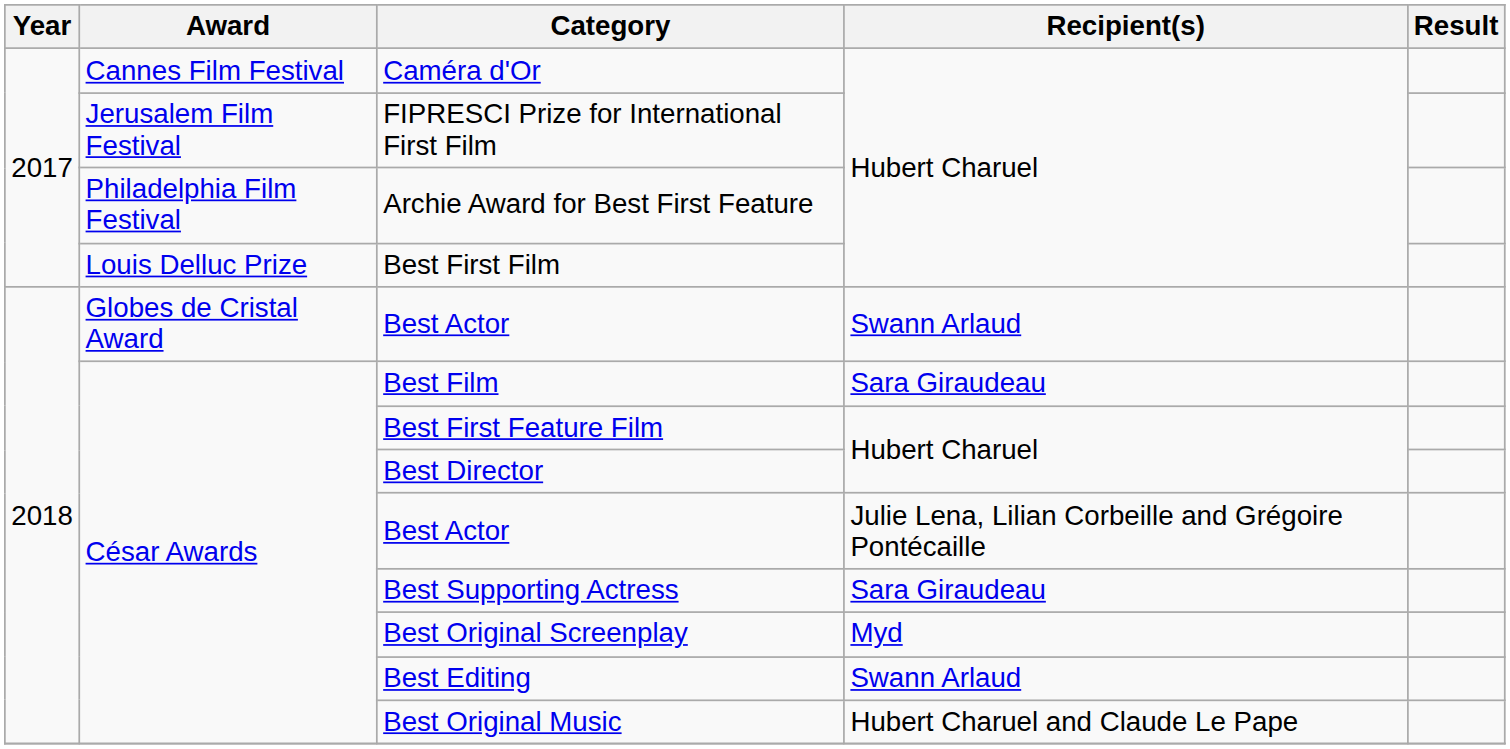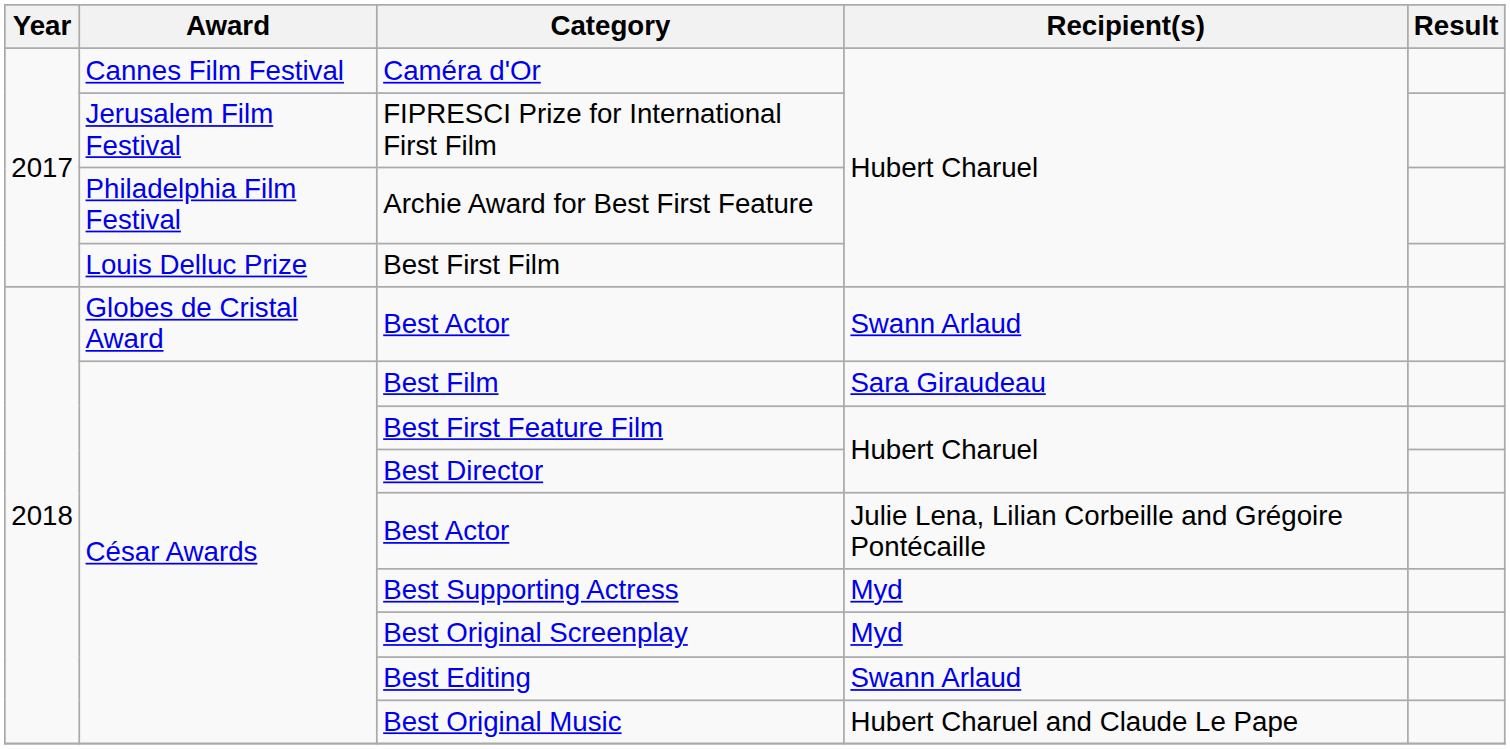(948, 589) Sara Giraudeau -> (877, 589) Myd
